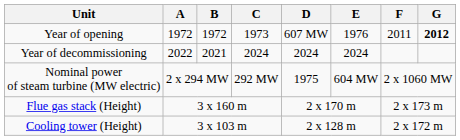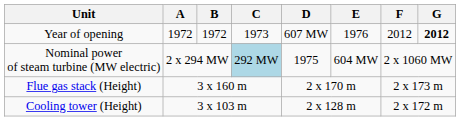(399, 33) 2011 -> (399, 33) 2012
- row: (84, 53)
(256, 79) no background -> (256, 60) lightblue background
